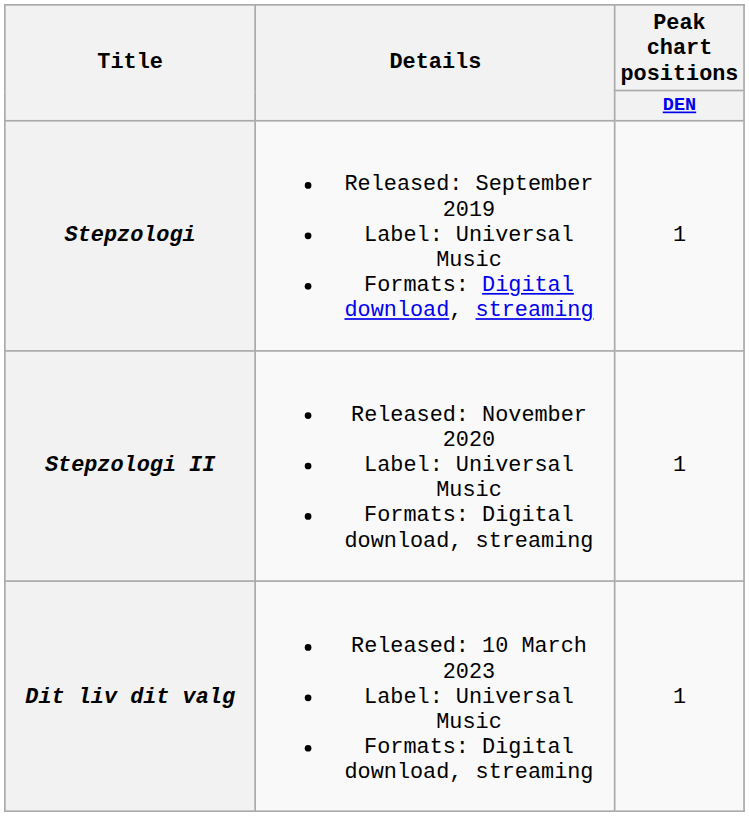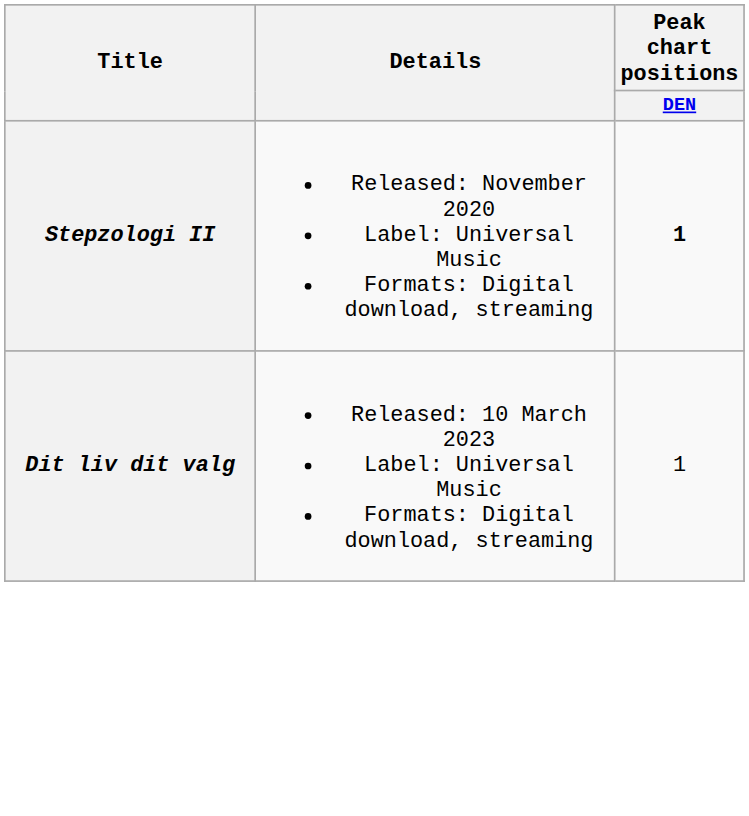- row: (130, 235)
(679, 466) normal -> (679, 235) bold
